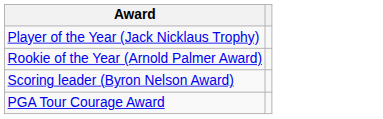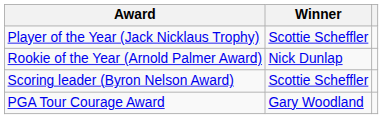+ column: (318, 15)
